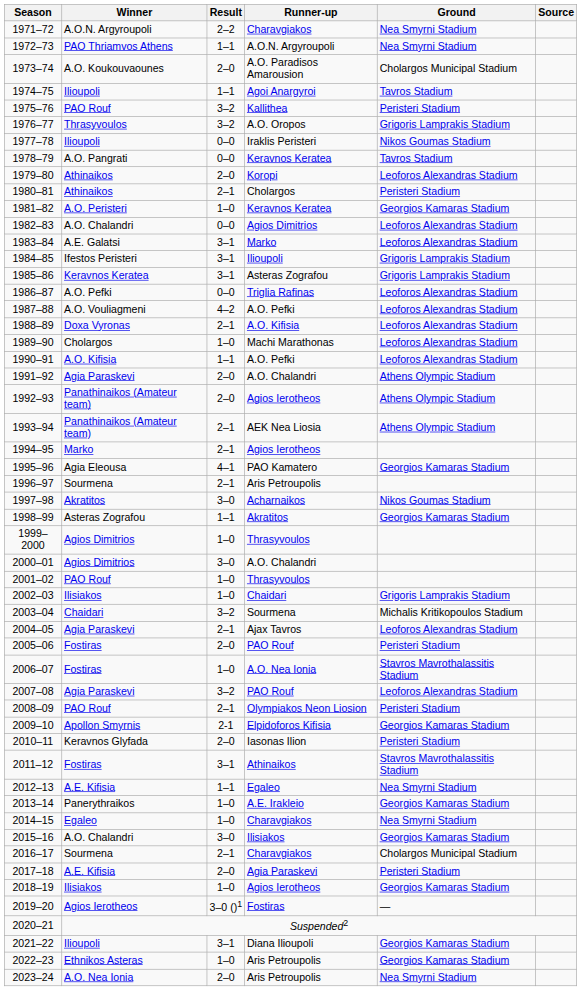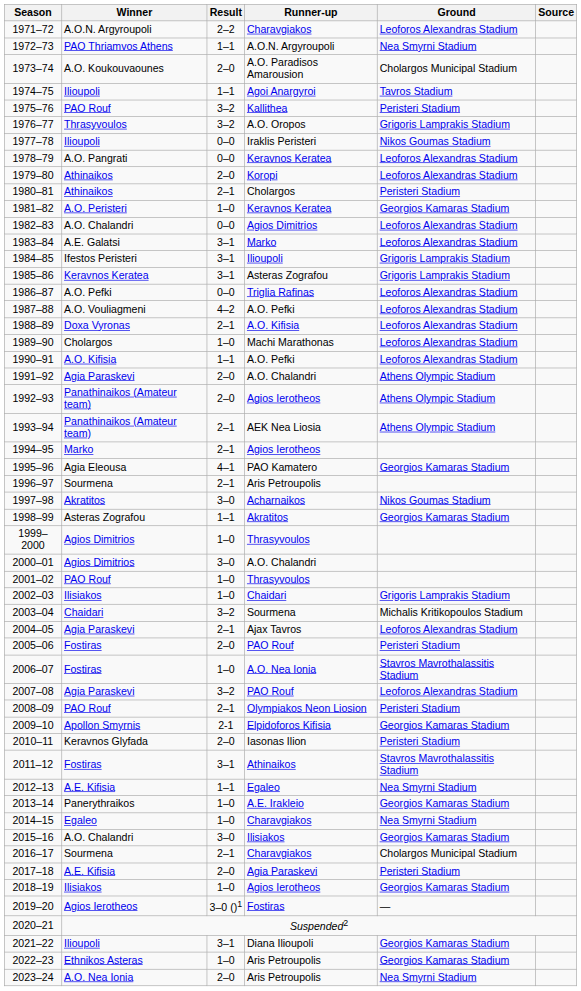(428, 29) Nea Smyrni Stadium -> (449, 29) Leoforos Alexandras Stadium
(416, 158) Tavros Stadium -> (449, 158) Leoforos Alexandras Stadium
